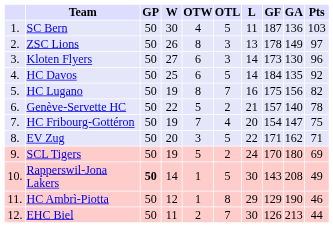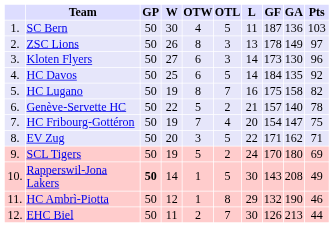(294, 91) 156 -> (294, 91) 158
(273, 199) 129 -> (273, 199) 132
